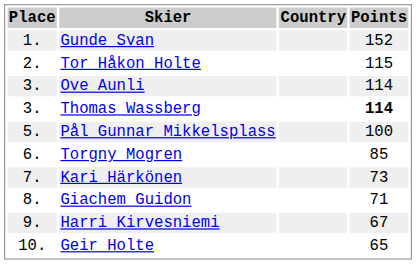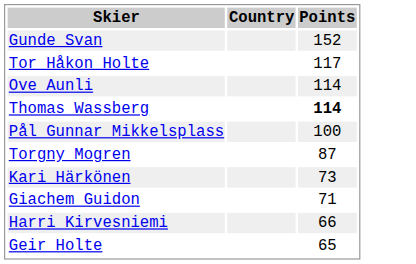- column: (32, 18)
(379, 63) 115 -> (327, 63) 117
(379, 155) 85 -> (327, 155) 87
(379, 223) 67 -> (327, 223) 66
